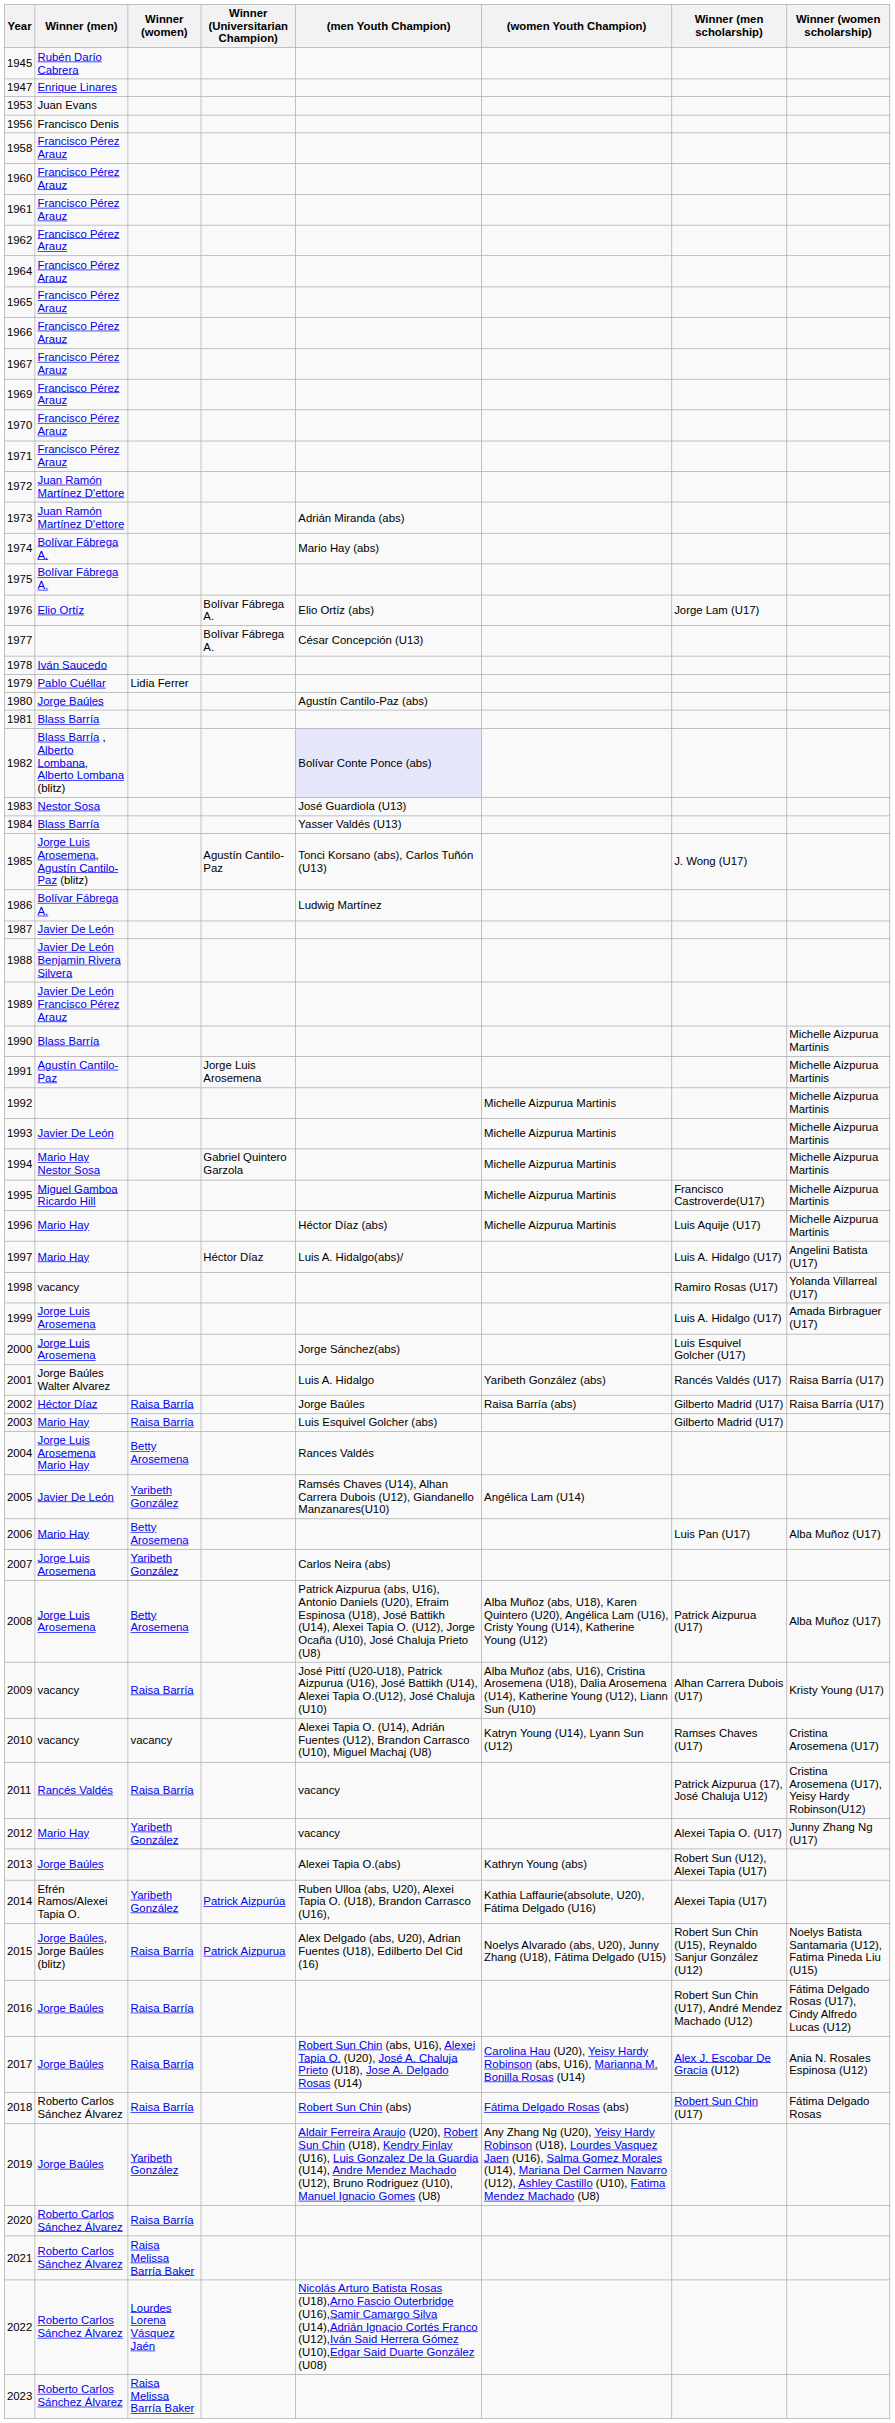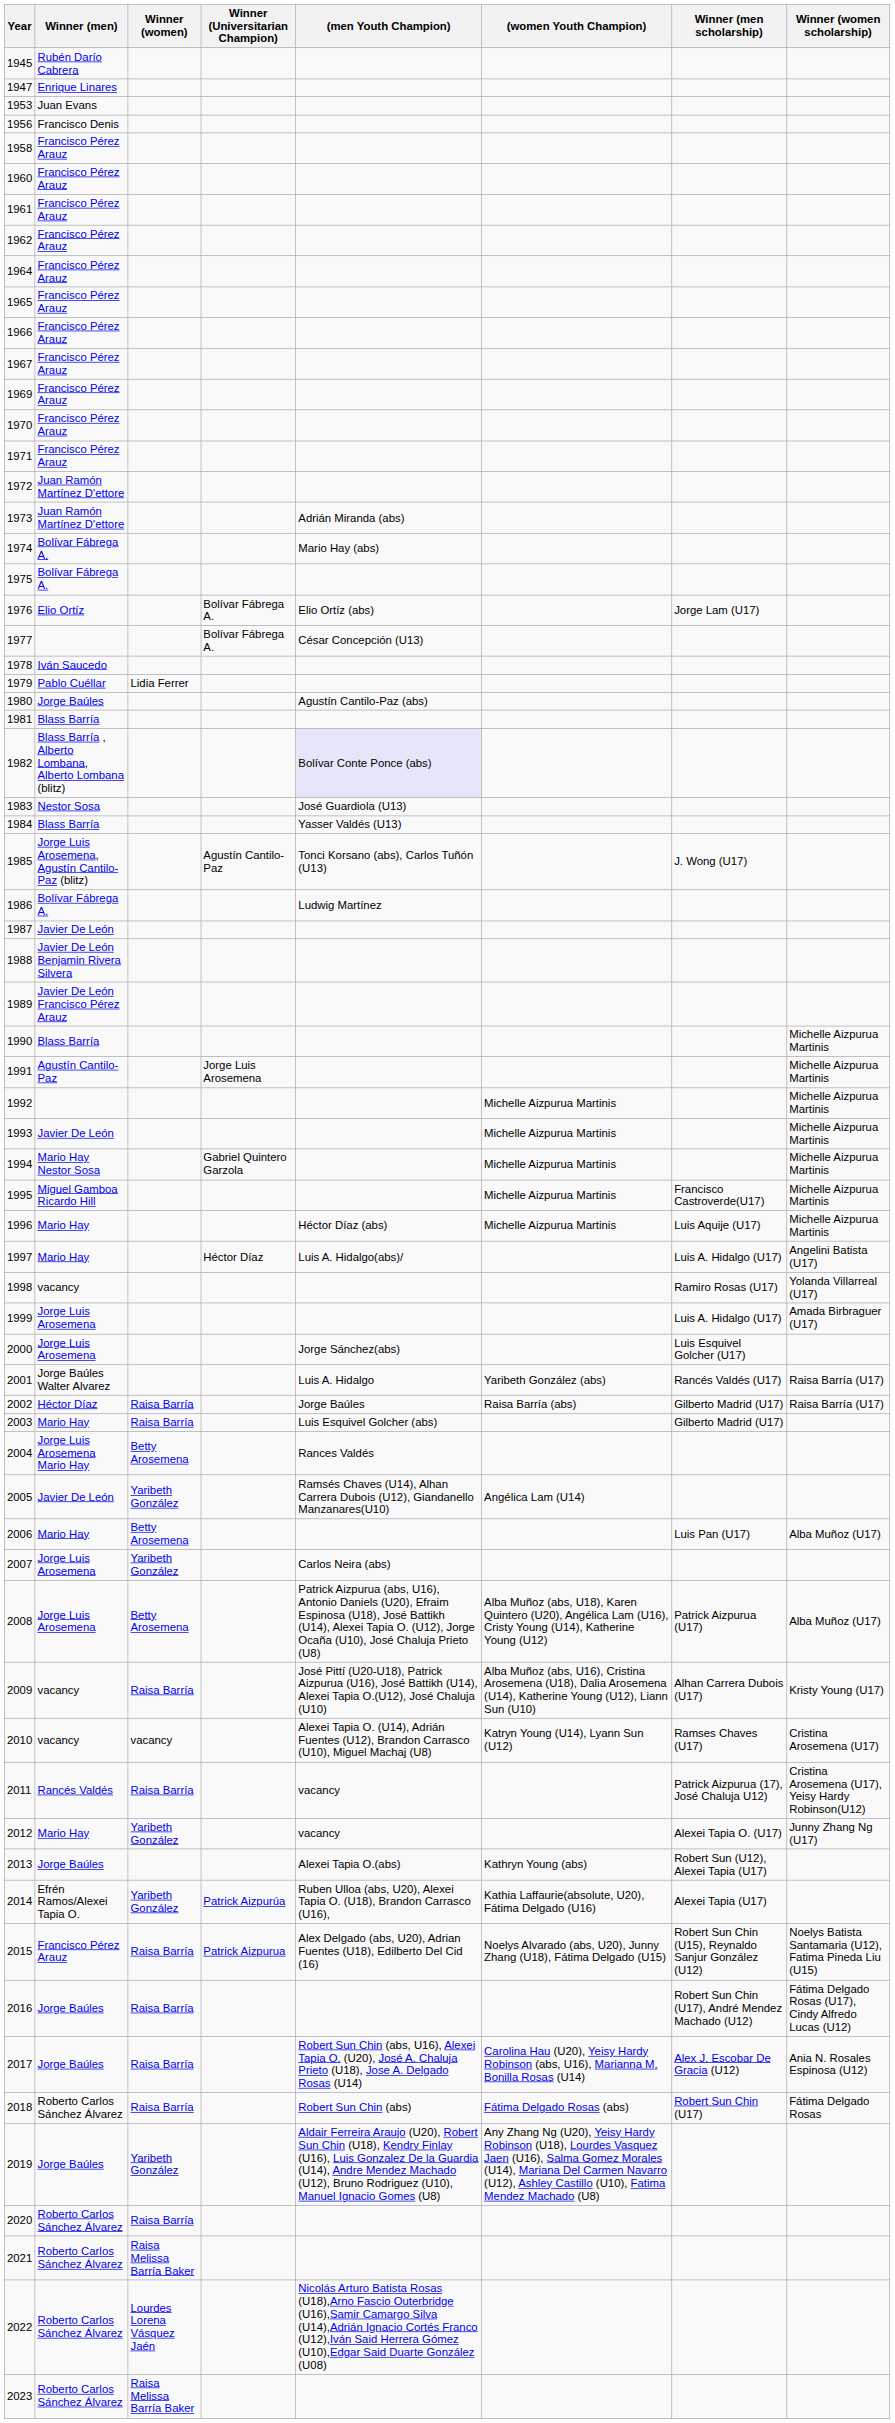(72, 1951) Jorge Baúles, Jorge Baúles (blitz) -> (79, 1951) Francisco Pérez Arauz
